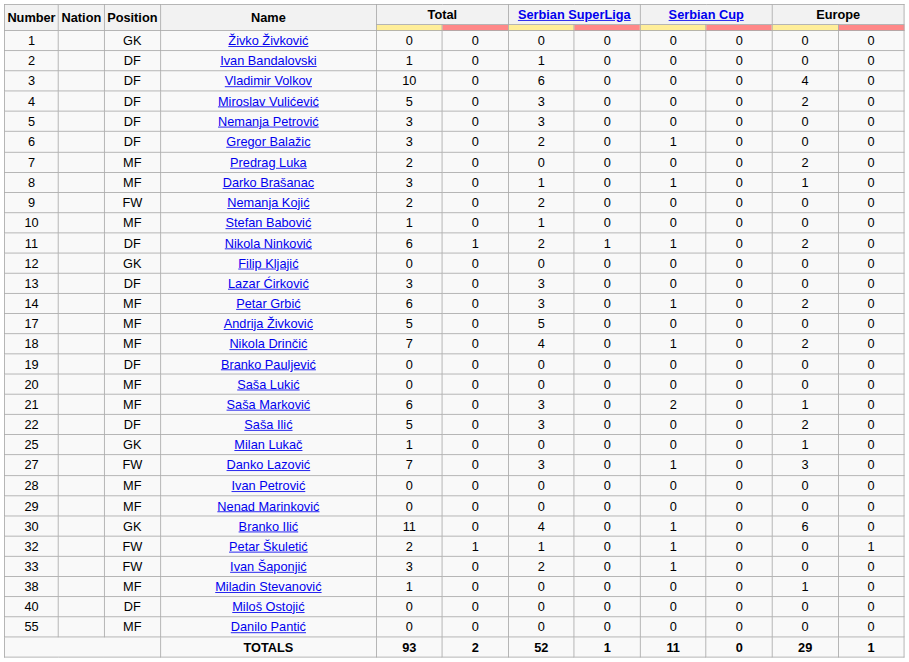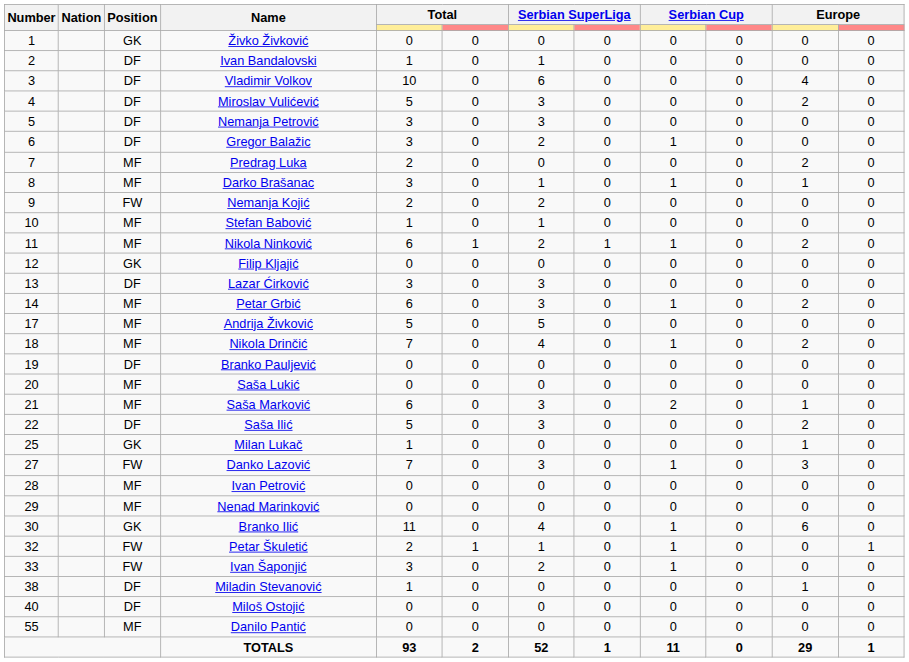(132, 243) DF -> (132, 243) MF
(132, 587) MF -> (132, 587) DF
